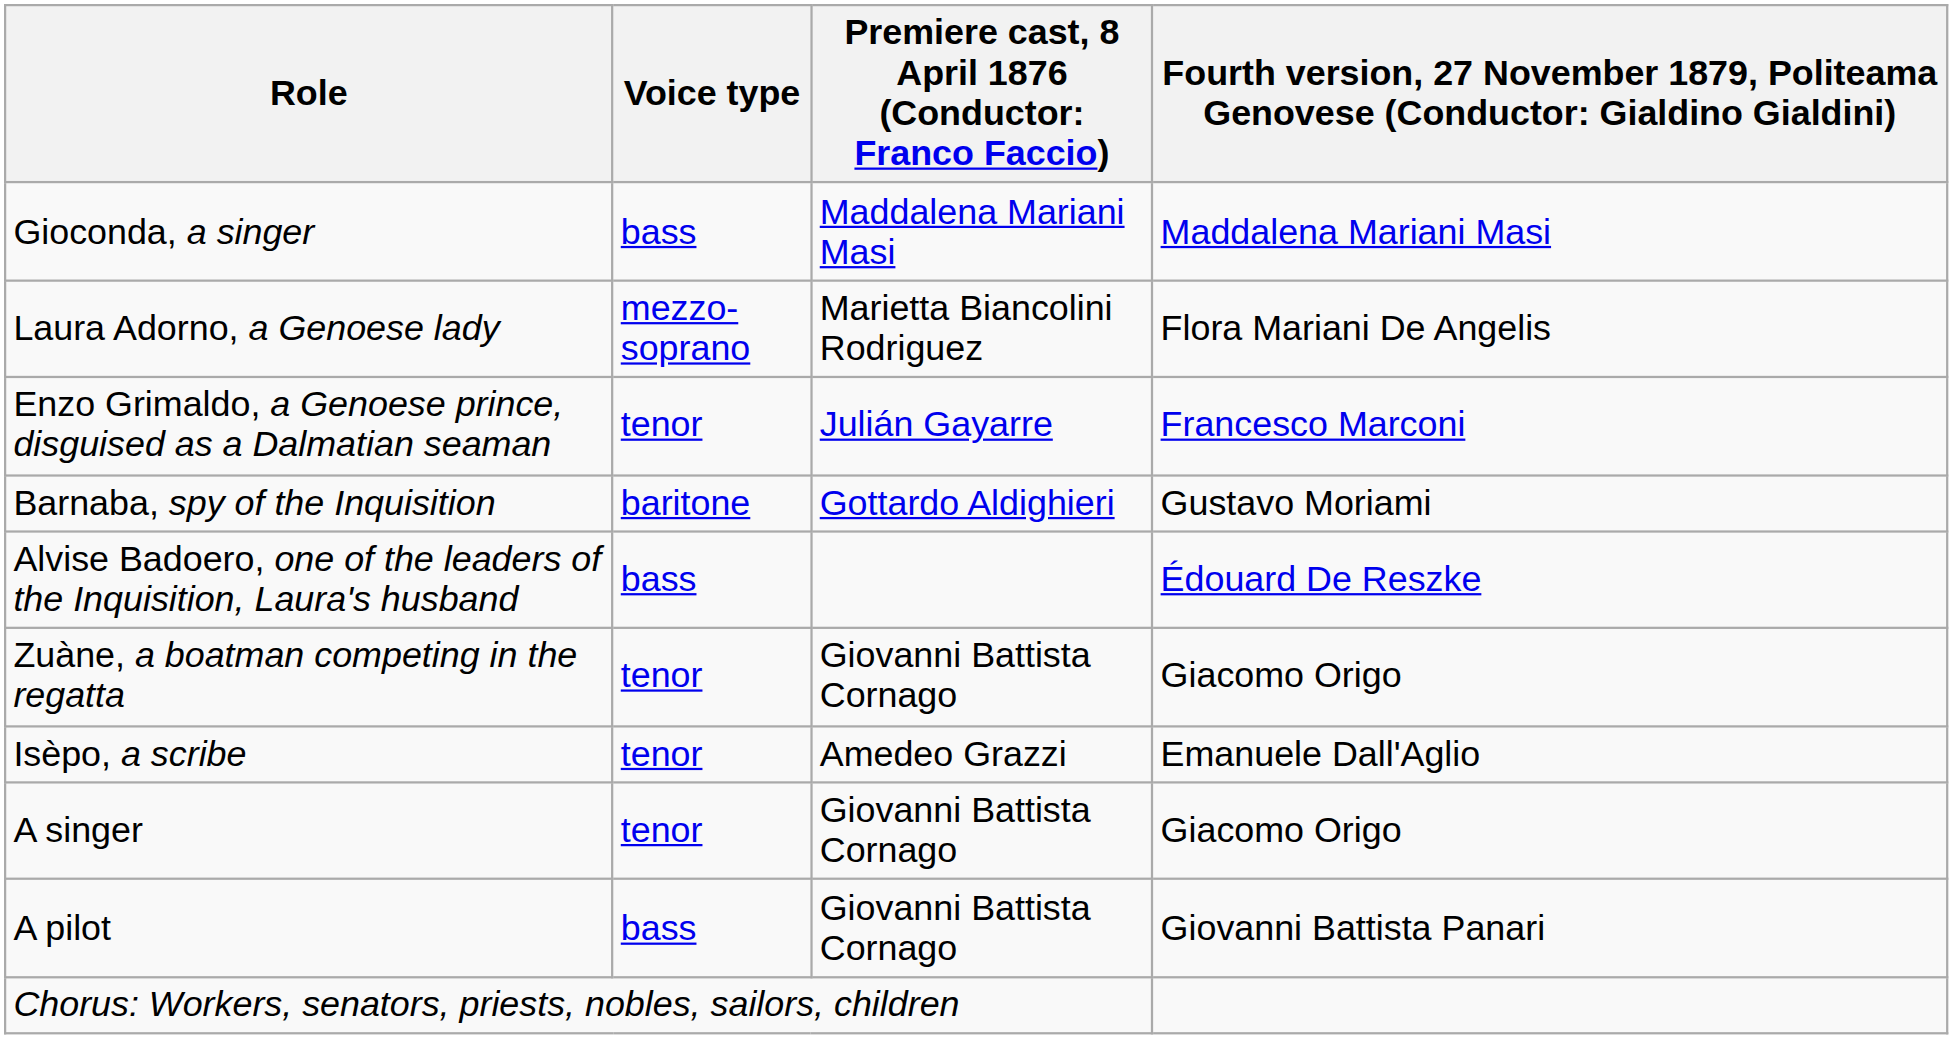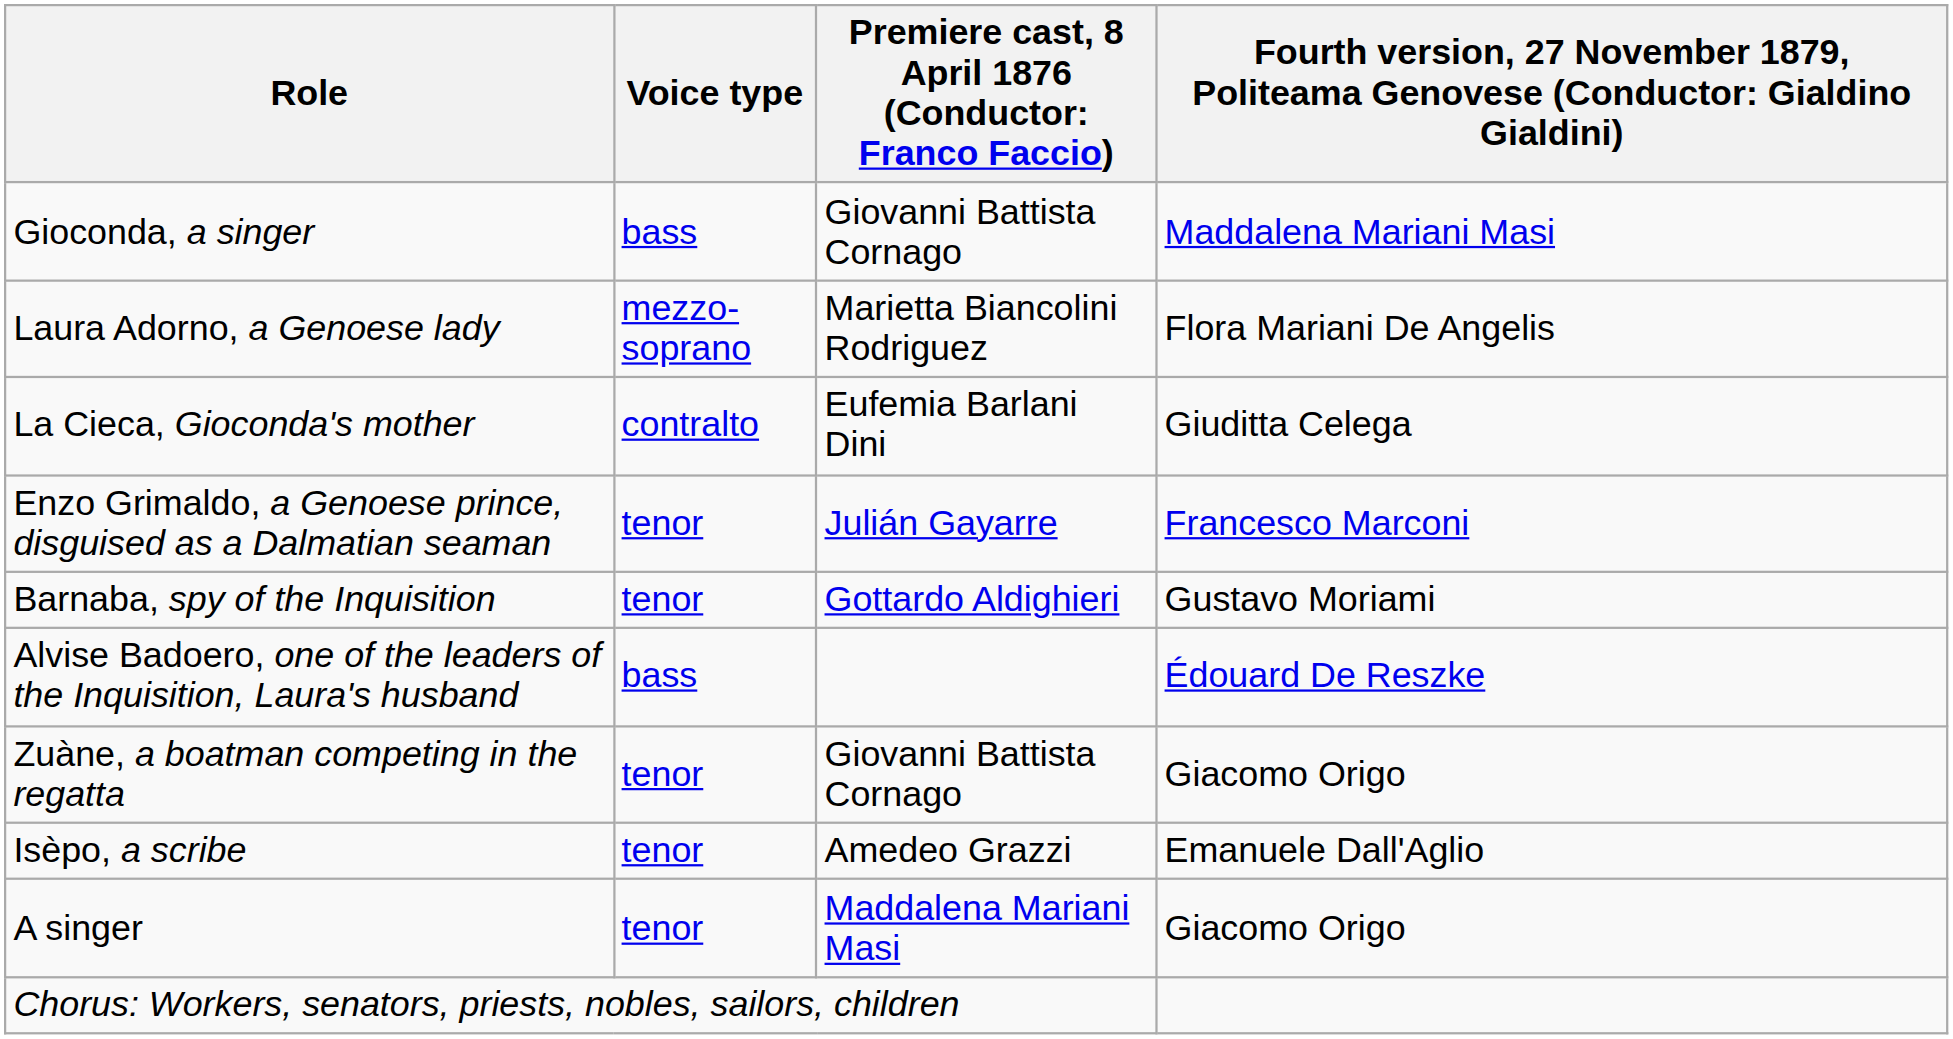(972, 230) Maddalena Mariani Masi -> (960, 230) Giovanni Battista Cornago
+ row: (244, 425)
(686, 502) baritone -> (662, 599) tenor
(955, 830) Giovanni Battista Cornago -> (977, 927) Maddalena Mariani Masi
- row: (62, 927)
